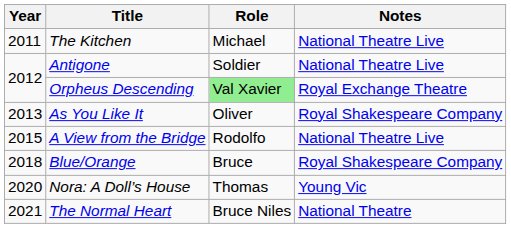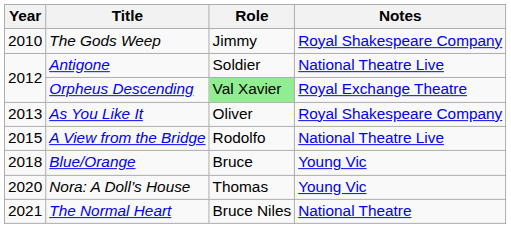+ row: (105, 41)
- row: (90, 41)
(400, 162) Royal Shakespeare Company -> (332, 162) Young Vic
